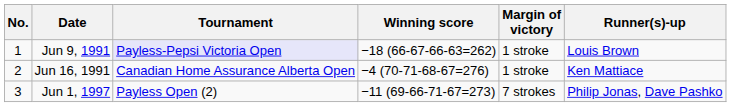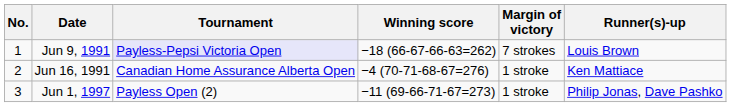(526, 50) 1 stroke -> (529, 50) 7 strokes
(529, 92) 7 strokes -> (526, 92) 1 stroke
